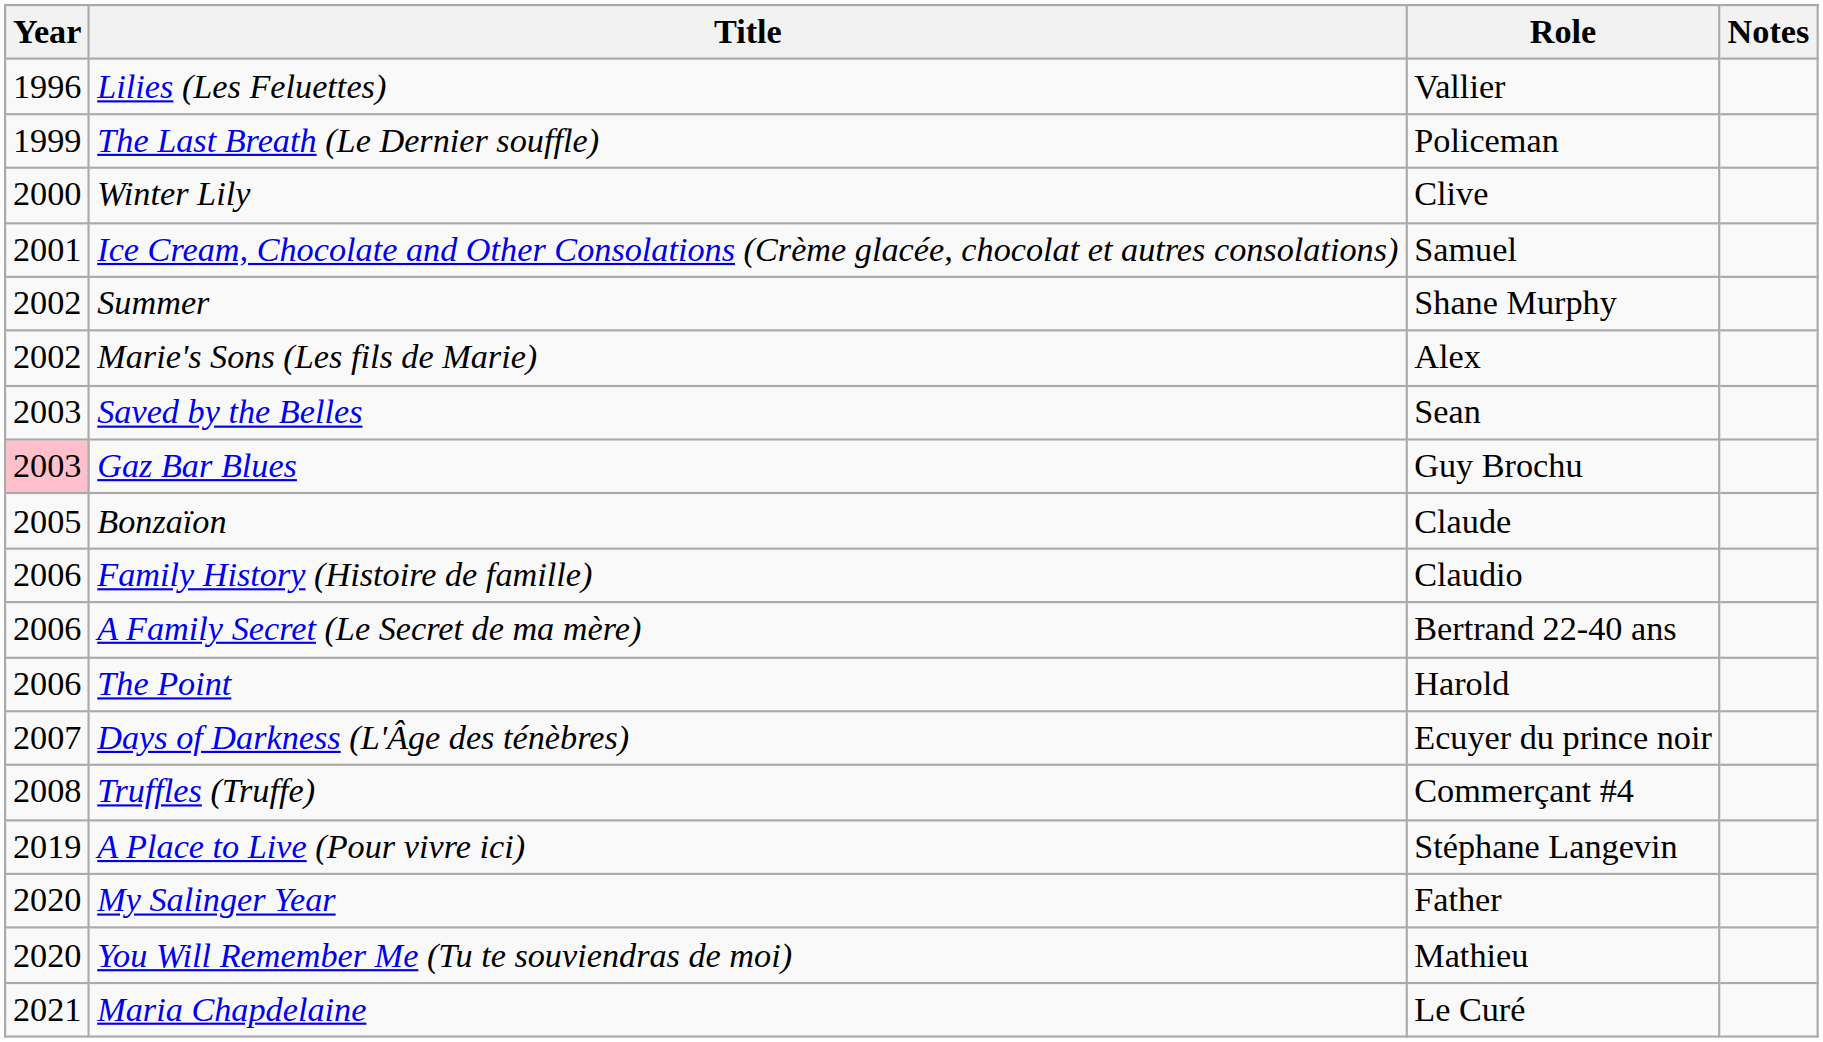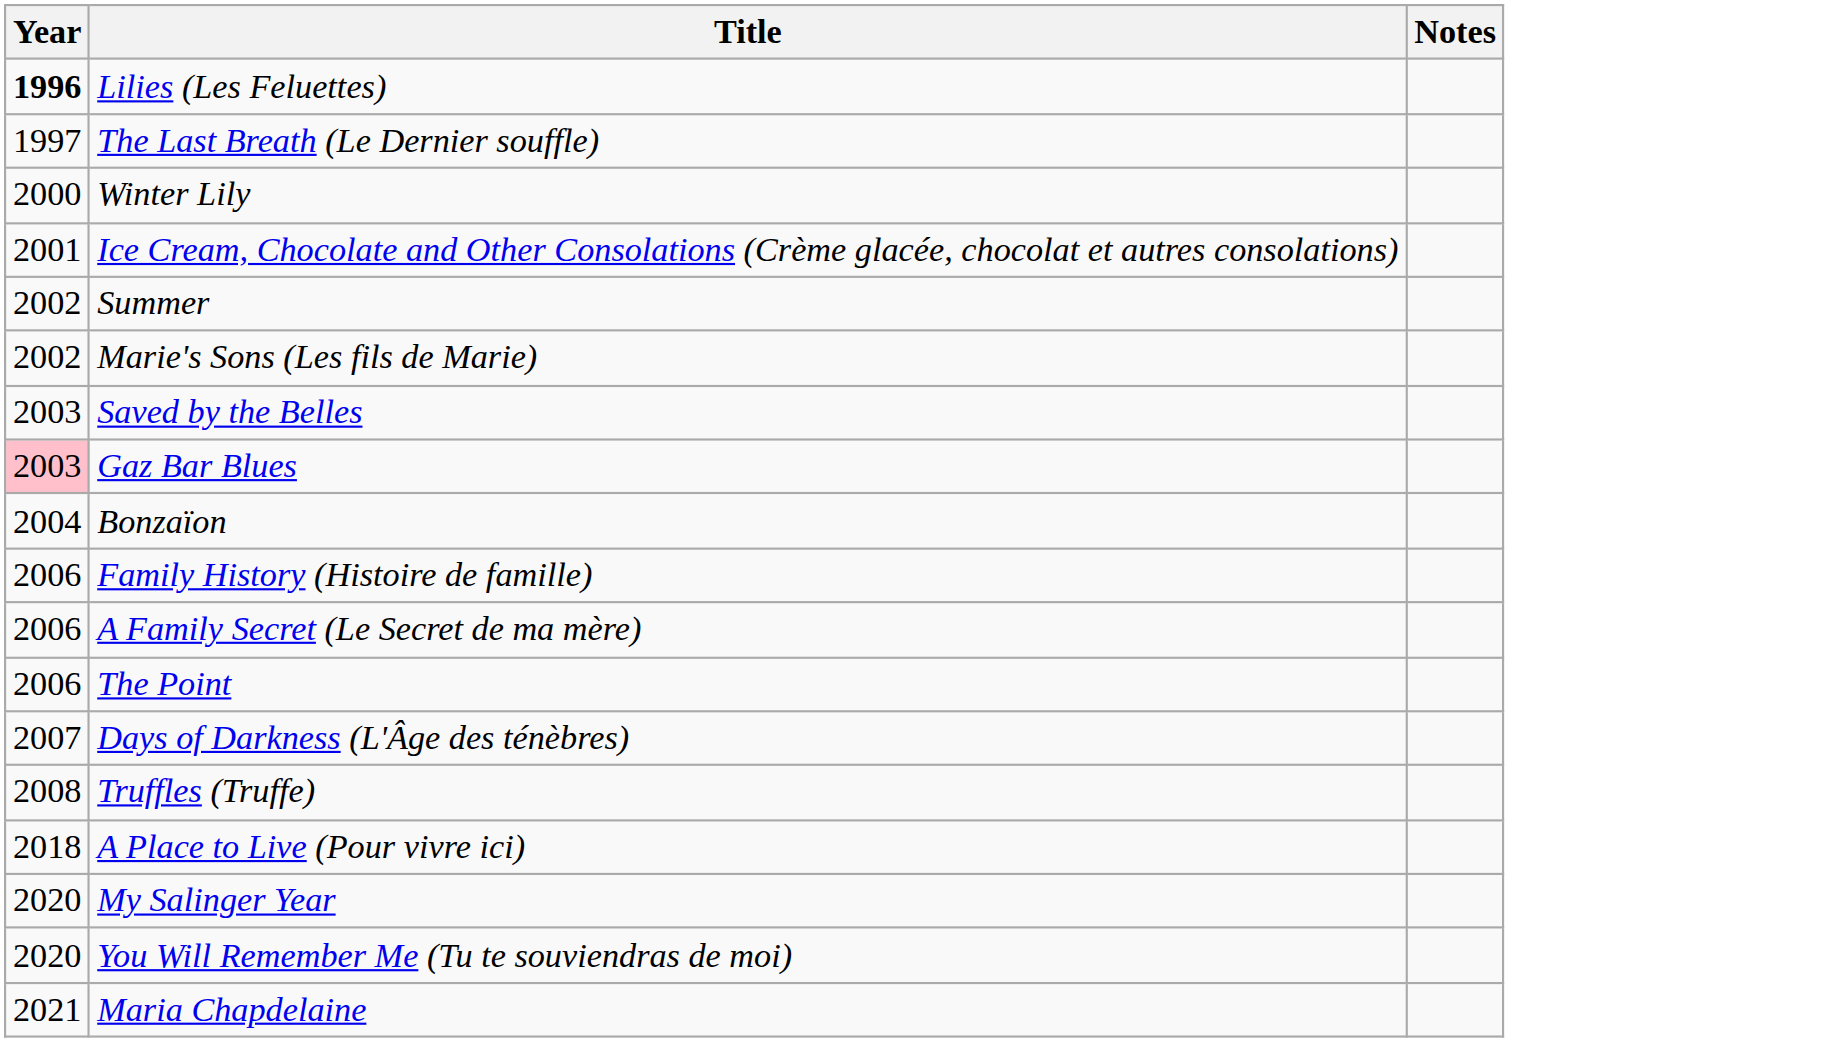- column: (1563, 31)
(47, 85) normal -> (47, 85) bold
(47, 140) 1999 -> (47, 140) 1997
(47, 520) 2005 -> (47, 520) 2004
(47, 846) 2019 -> (47, 846) 2018
